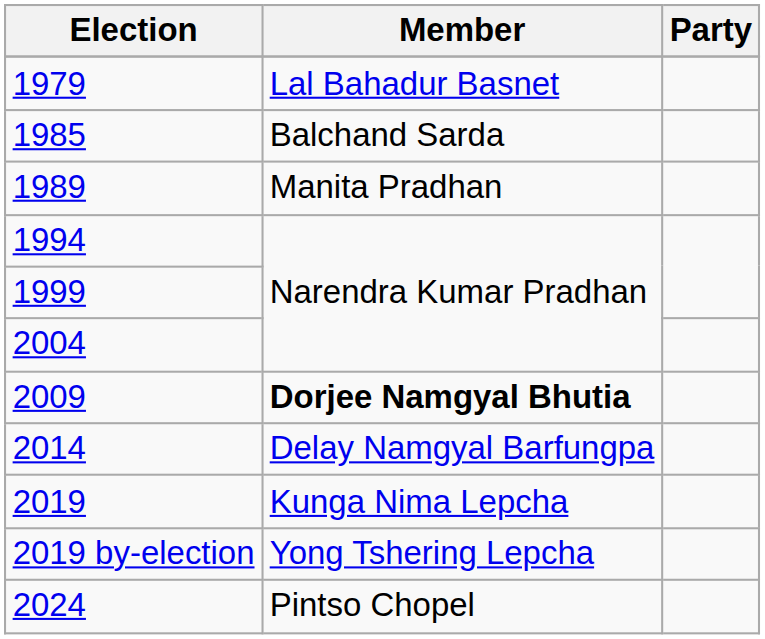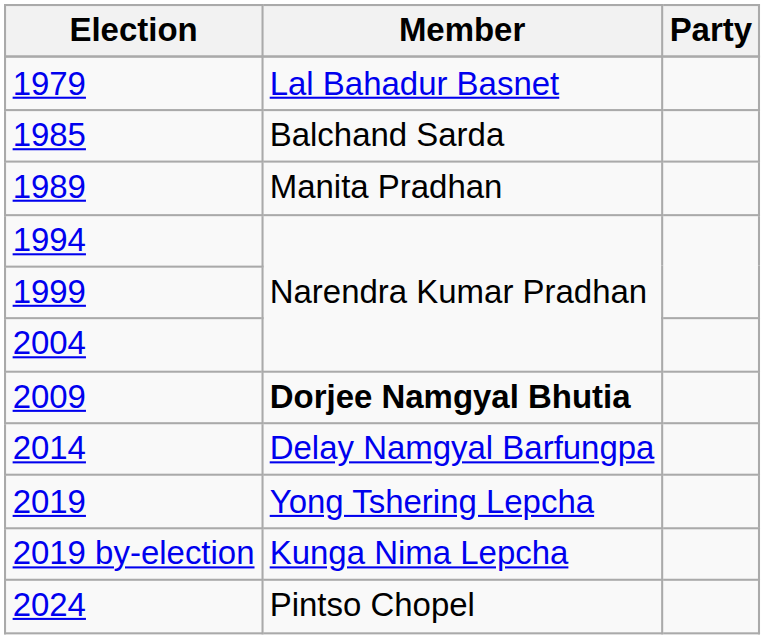(419, 501) Kunga Nima Lepcha -> (432, 501) Yong Tshering Lepcha
(432, 553) Yong Tshering Lepcha -> (419, 553) Kunga Nima Lepcha
